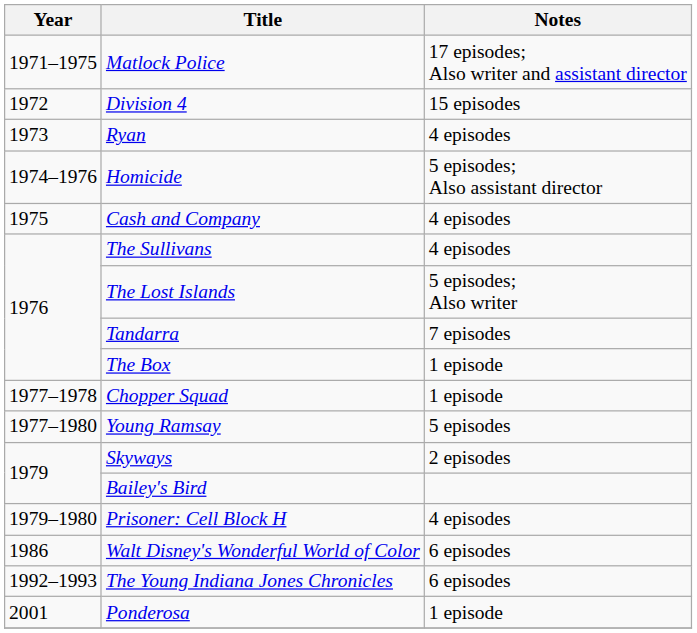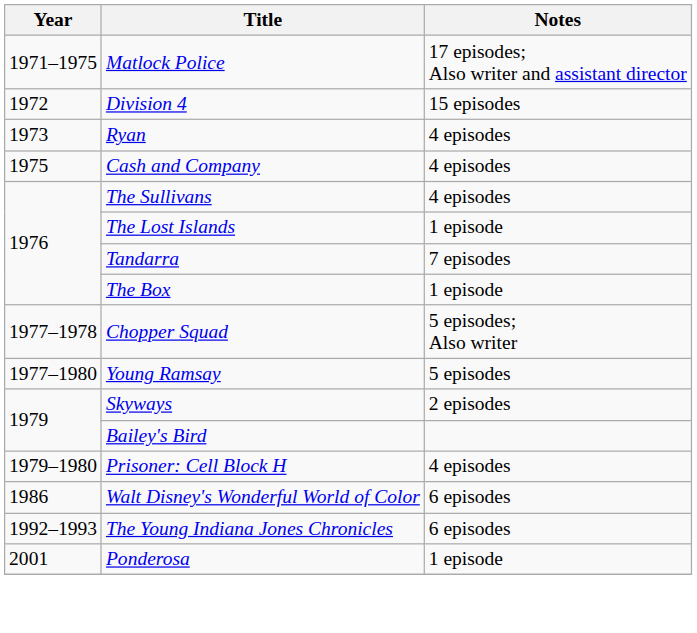- row: (144, 176)
(473, 291) 5 episodes; Also writer -> (466, 227) 1 episode
(466, 395) 1 episode -> (473, 331) 5 episodes; Also writer
